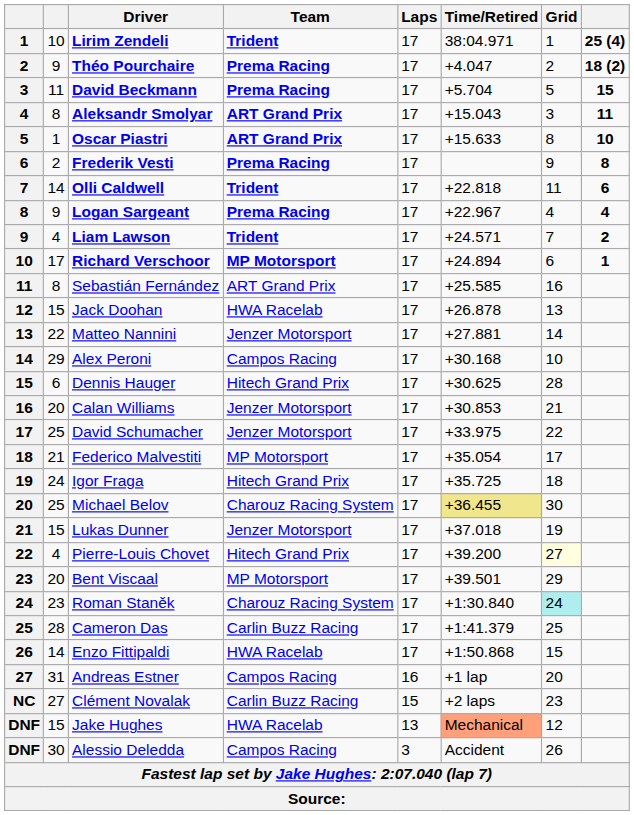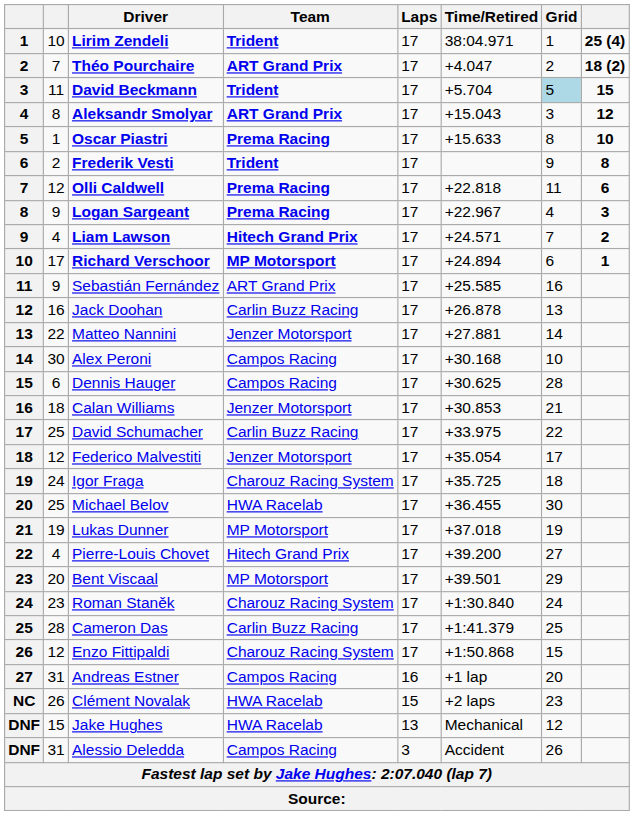(56, 65) 9 -> (56, 65) 7
(278, 65) Prema Racing -> (284, 65) ART Grand Prix
(278, 90) Prema Racing -> (253, 90) Trident
(550, 90) no background -> (550, 90) lightblue background
(605, 114) 11 -> (605, 114) 12
(284, 139) ART Grand Prix -> (278, 139) Prema Racing
(278, 163) Prema Racing -> (253, 163) Trident
(56, 187) 14 -> (56, 187) 12
(253, 187) Trident -> (278, 187) Prema Racing
(605, 212) 4 -> (605, 212) 3
(253, 236) Trident -> (292, 236) Hitech Grand Prix
(56, 285) 8 -> (56, 285) 9
(56, 310) 15 -> (56, 310) 16
(275, 310) HWA Racelab -> (293, 310) Carlin Buzz Racing
(56, 359) 29 -> (56, 359) 30
(288, 383) Hitech Grand Prix -> (282, 383) Campos Racing
(56, 407) 20 -> (56, 407) 18
(289, 432) Jenzer Motorsport -> (293, 432) Carlin Buzz Racing
(56, 456) 21 -> (56, 456) 12
(277, 456) MP Motorsport -> (289, 456) Jenzer Motorsport
(288, 481) Hitech Grand Prix -> (310, 481) Charouz Racing System
(310, 505) Charouz Racing System -> (275, 505) HWA Racelab
(473, 505) khaki background -> (473, 505) no background
(56, 530) 15 -> (56, 530) 19
(289, 530) Jenzer Motorsport -> (277, 530) MP Motorsport
(554, 554) lightyellow background -> (554, 554) no background
(554, 603) paleturquoise background -> (554, 603) no background
(56, 652) 14 -> (56, 652) 12
(275, 652) HWA Racelab -> (310, 652) Charouz Racing System
(56, 701) 27 -> (56, 701) 26
(293, 701) Carlin Buzz Racing -> (275, 701) HWA Racelab
(484, 725) lightsalmon background -> (484, 725) no background
(56, 750) 30 -> (56, 750) 31
